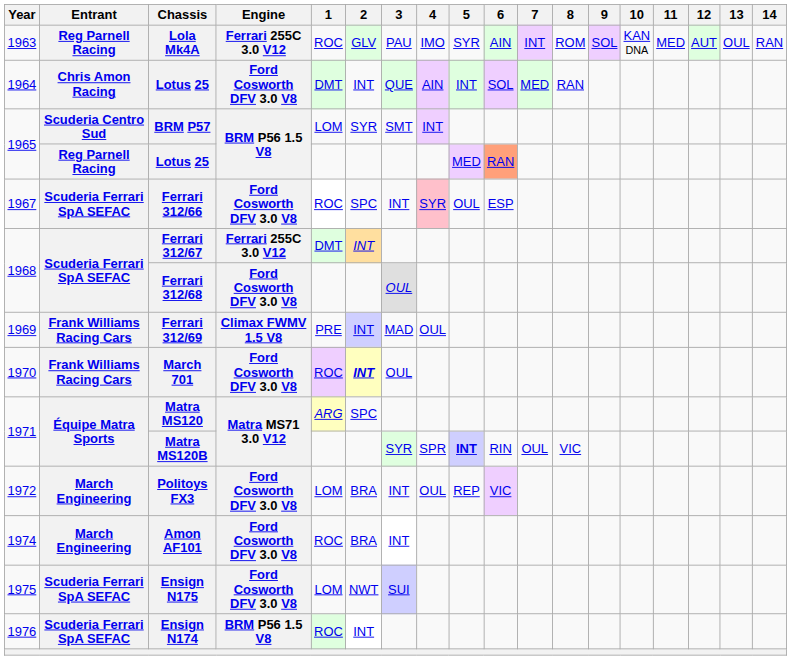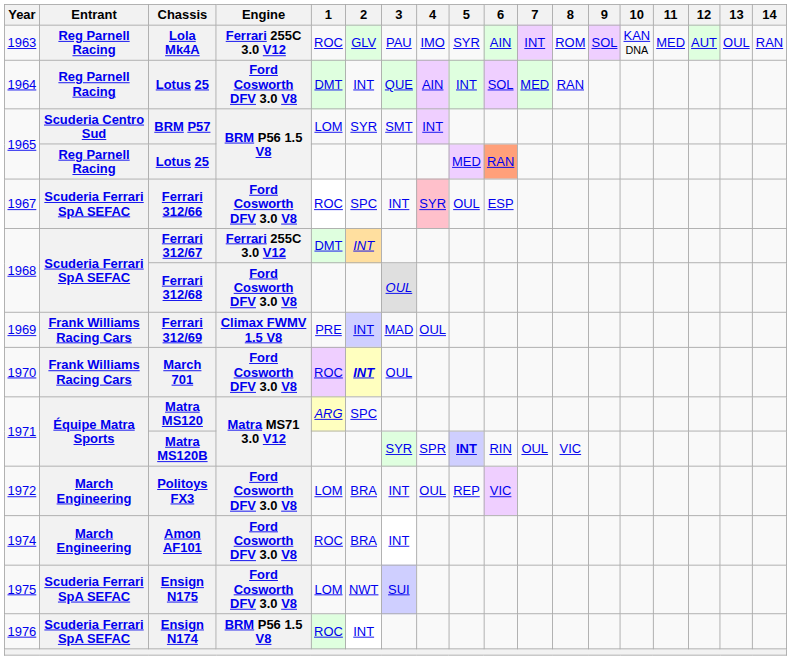(94, 85) Chris Amon Racing -> (94, 85) Reg Parnell Racing
